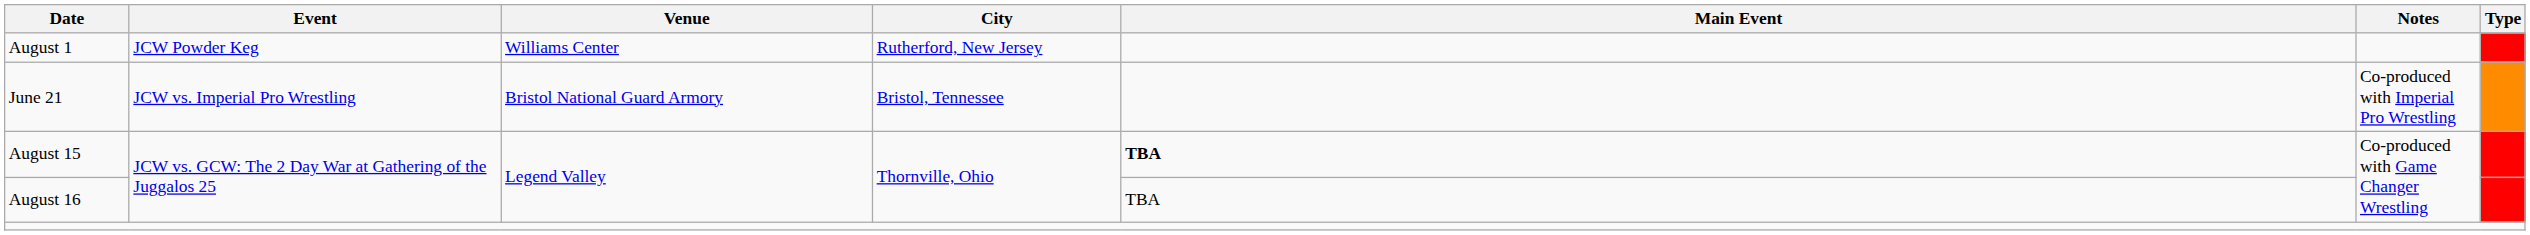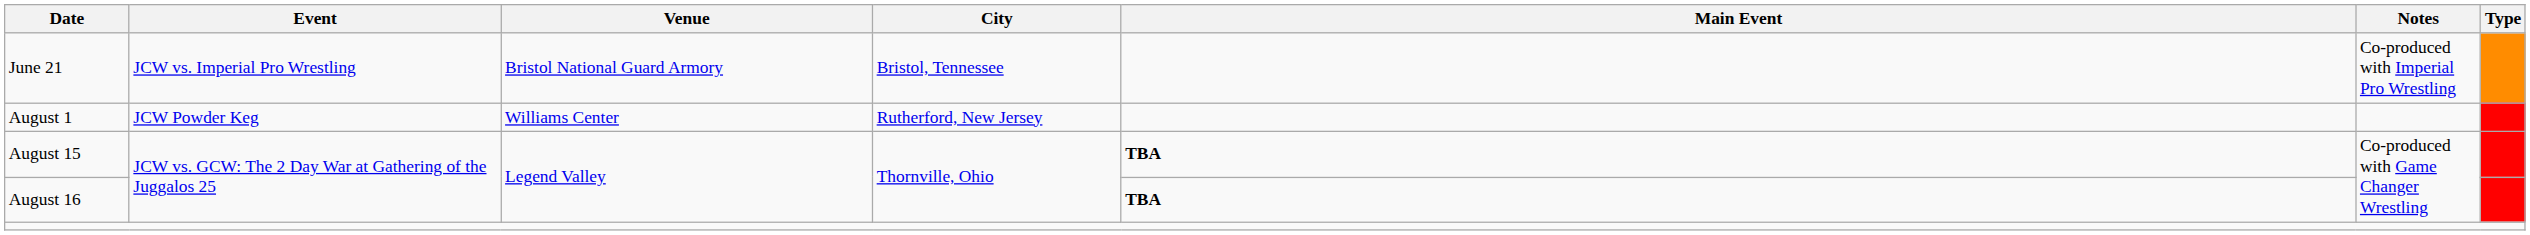rows swapped: (36, 96) <-> (40, 47)
(1143, 198) normal -> (1143, 198) bold
